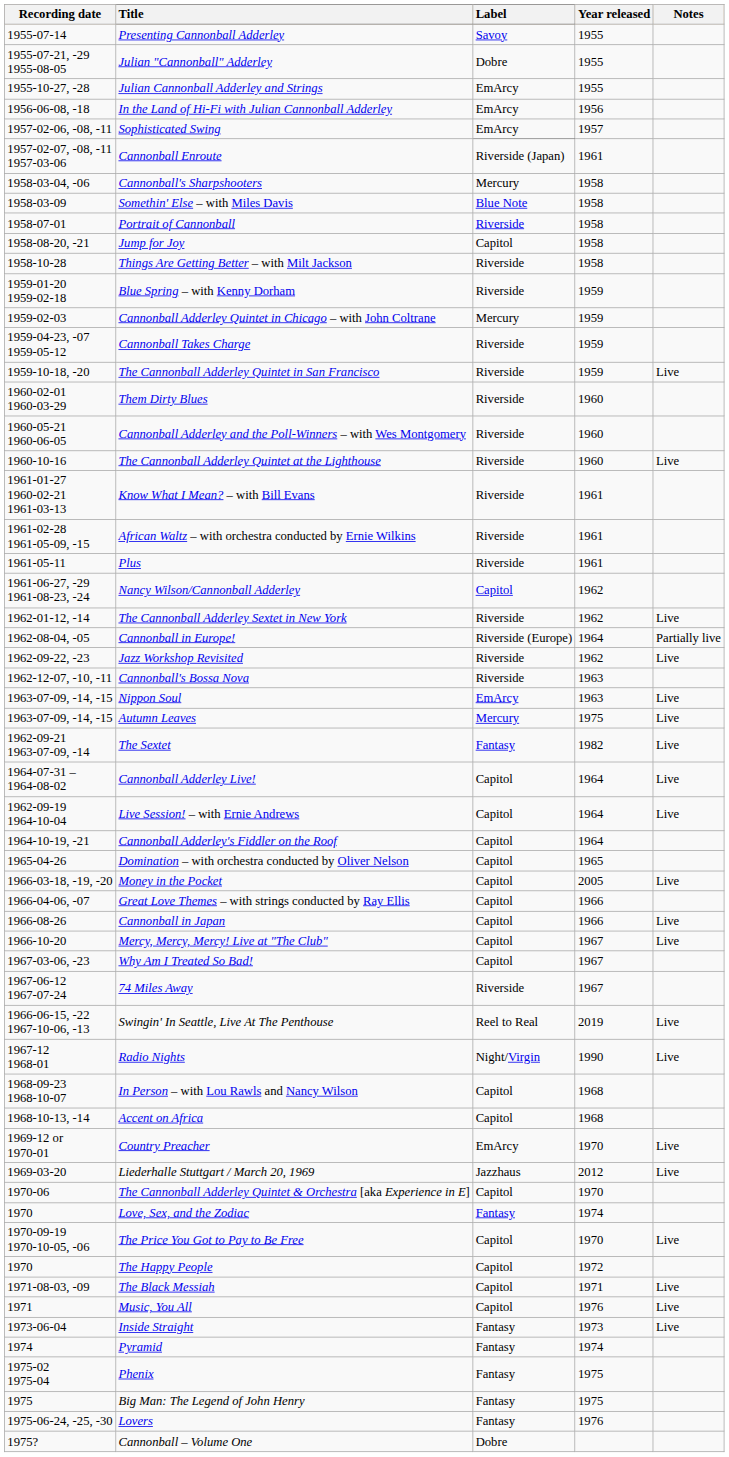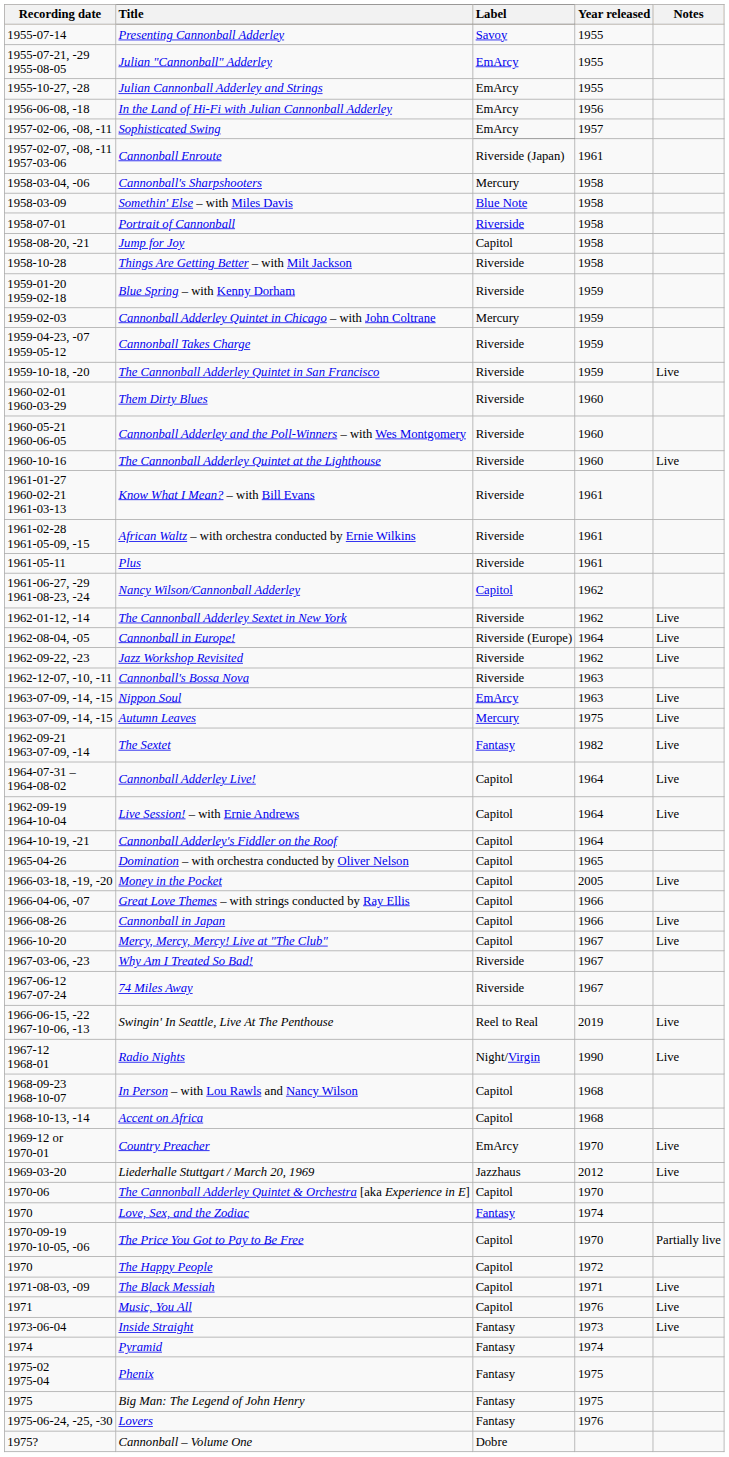(491, 61) Dobre -> (497, 61) EmArcy
(689, 637) Partially live -> (668, 637) Live
(494, 961) Capitol -> (500, 961) Riverside
(668, 1239) Live -> (689, 1239) Partially live
